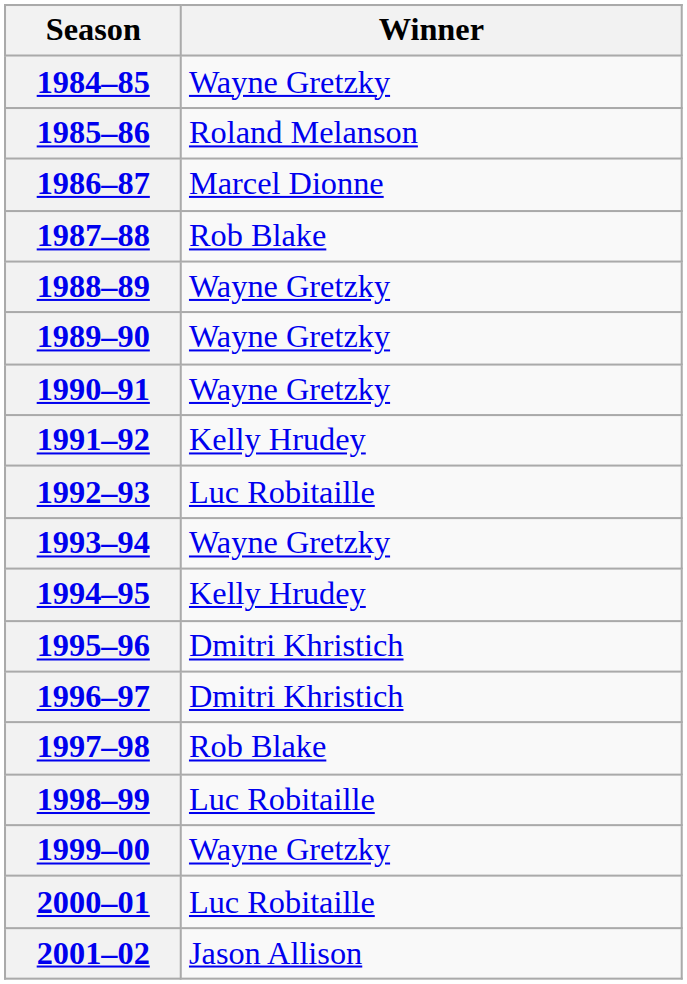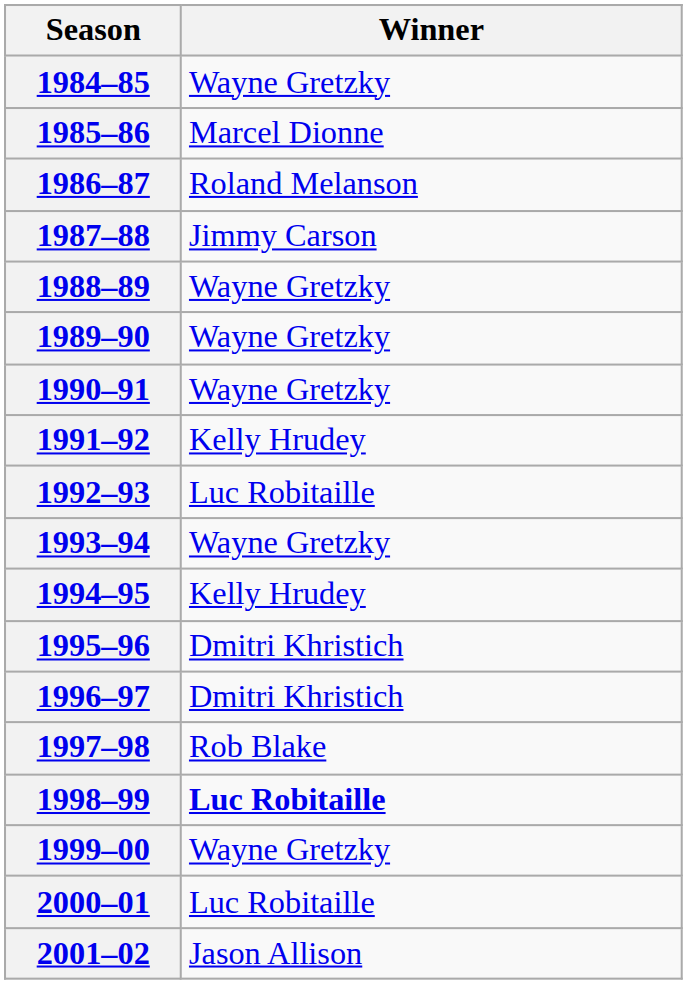(303, 132) Roland Melanson -> (286, 132) Marcel Dionne
(286, 183) Marcel Dionne -> (303, 183) Roland Melanson
(258, 235) Rob Blake -> (283, 235) Jimmy Carson
(282, 798) normal -> (287, 798) bold
